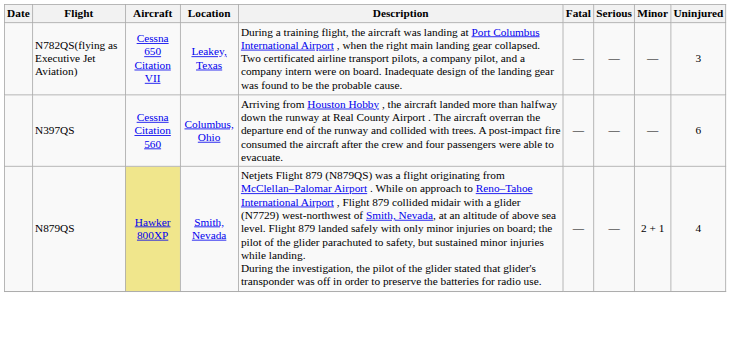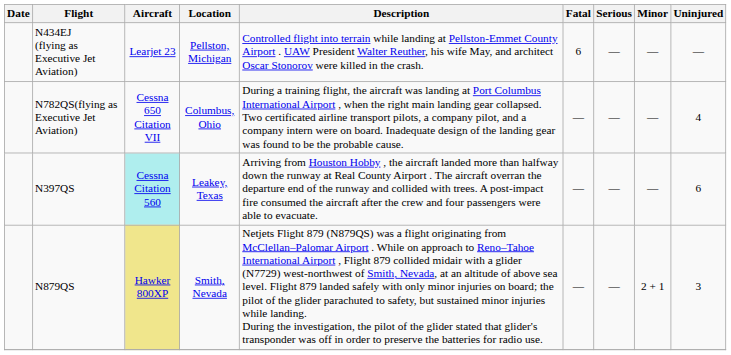+ row: (65, 51)
(209, 58) Leakey, Texas -> (210, 117) Columbus, Ohio
(698, 58) 3 -> (698, 117) 4
(153, 130) no background -> (153, 188) paleturquoise background
(209, 130) Columbus, Ohio -> (210, 188) Leakey, Texas
(698, 228) 4 -> (698, 287) 3
